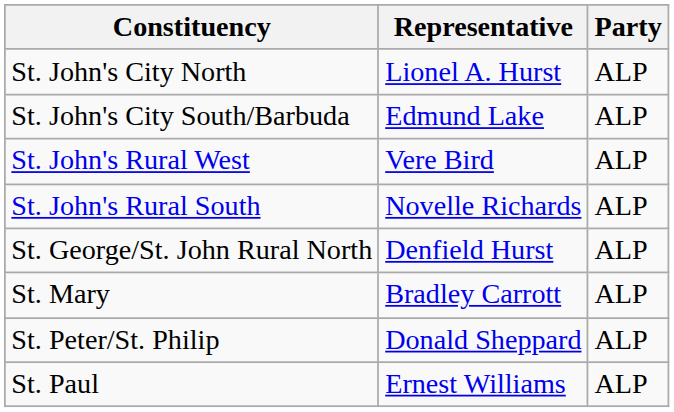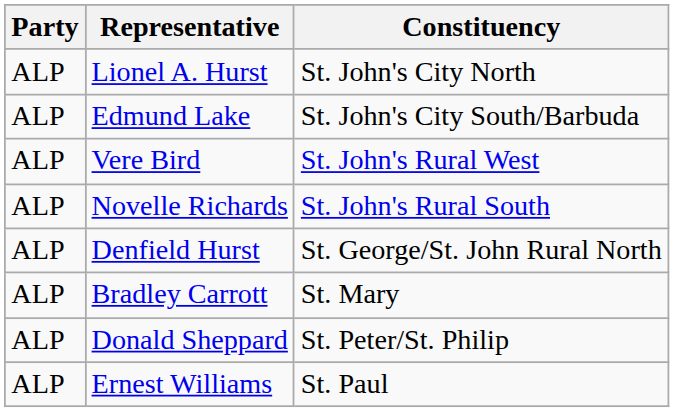columns swapped: (628, 26) <-> (192, 26)
